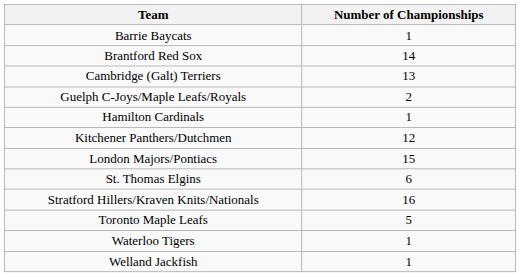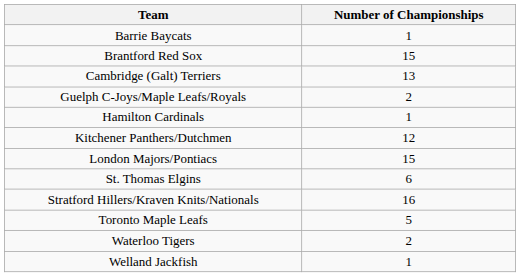(409, 55) 14 -> (409, 55) 15
(409, 240) 1 -> (409, 240) 2
